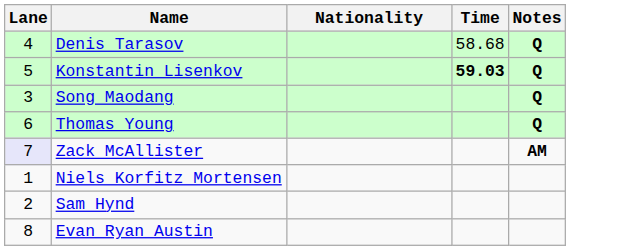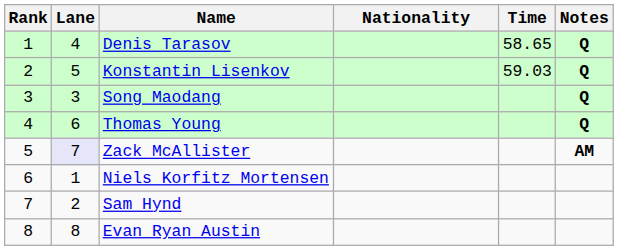+ column: (28, 18)
(480, 45) 58.68 -> (527, 45) 58.65
(480, 71) bold -> (527, 71) normal
